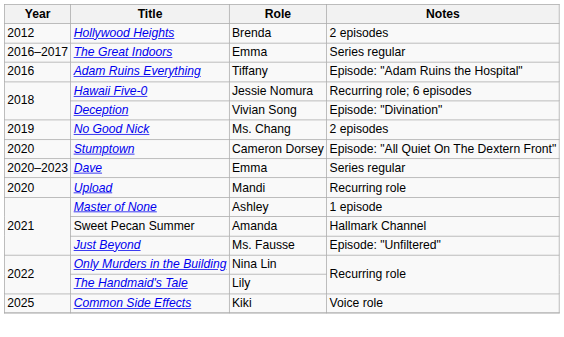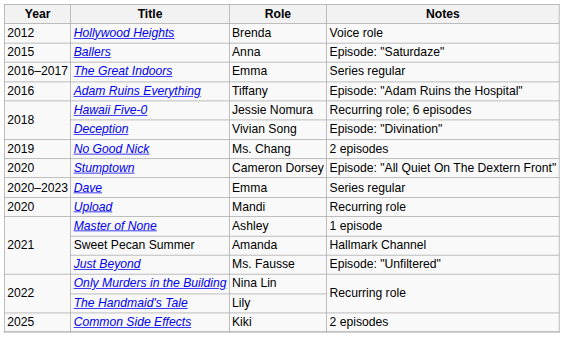(359, 33) 2 episodes -> (356, 33) Voice role
+ row: (92, 52)
(356, 303) Voice role -> (359, 322) 2 episodes
